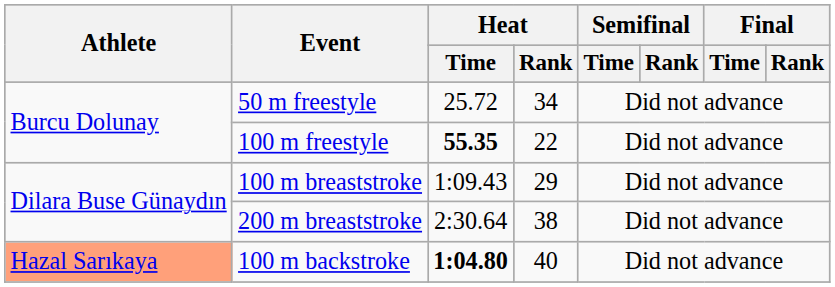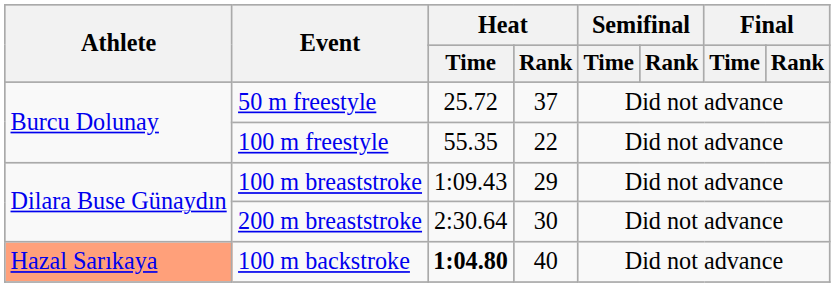(546, 102) 34 -> (546, 102) 37
(471, 142) bold -> (471, 142) normal
(546, 222) 38 -> (546, 222) 30
